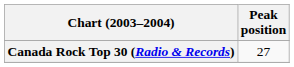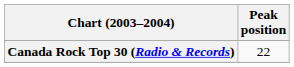(264, 51) 27 -> (264, 51) 22
